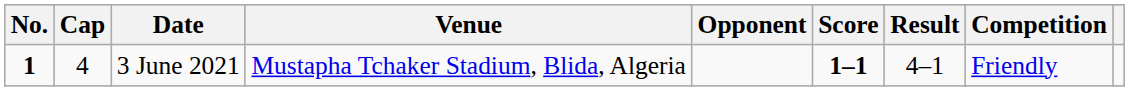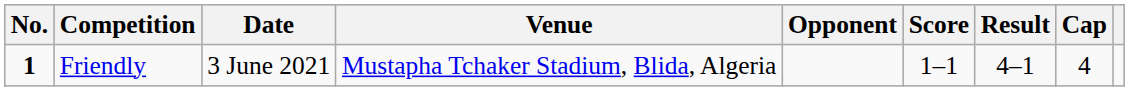columns swapped: (82, 24) <-> (1039, 24)
(848, 65) bold -> (939, 65) normal
